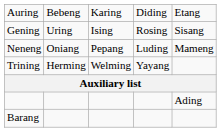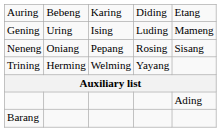(152, 30) Rosing -> (152, 30) Luding
(189, 30) Sisang -> (194, 30) Mameng
(152, 48) Luding -> (152, 48) Rosing
(194, 48) Mameng -> (189, 48) Sisang
